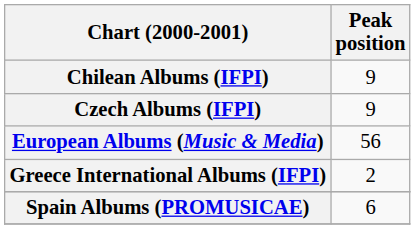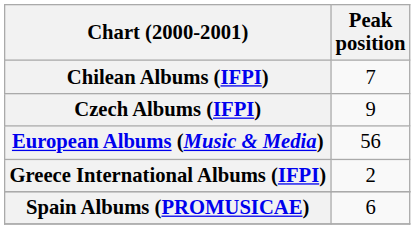(371, 76) 9 -> (371, 76) 7
